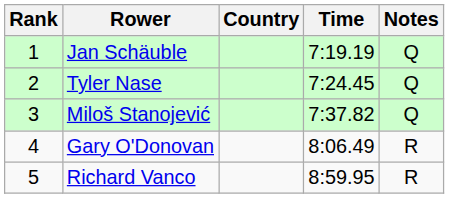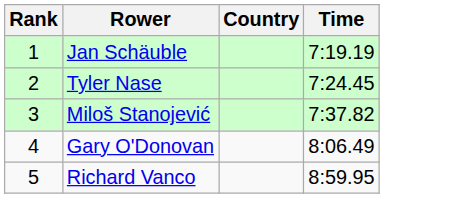- column: (411, 20)
